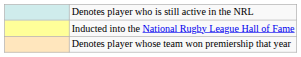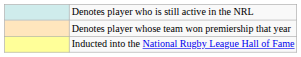rows swapped: (183, 28) <-> (181, 44)
